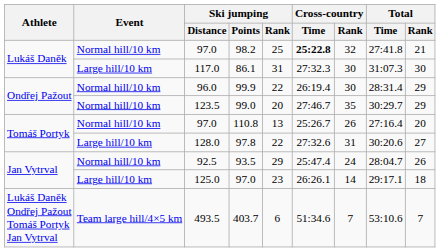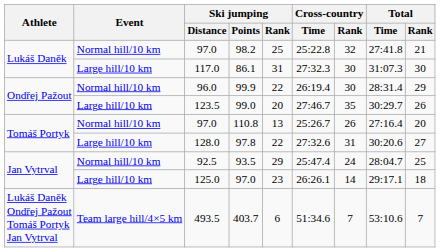(313, 50) bold -> (313, 50) normal
(119, 105) Normal hill/10 km -> (114, 105) Large hill/10 km
(420, 105) 29 -> (420, 105) 26
(420, 161) 26 -> (420, 161) 25
